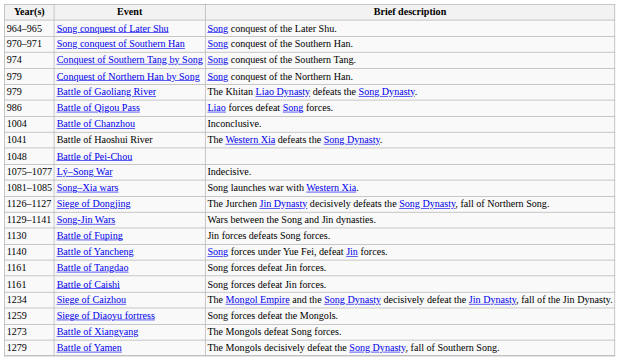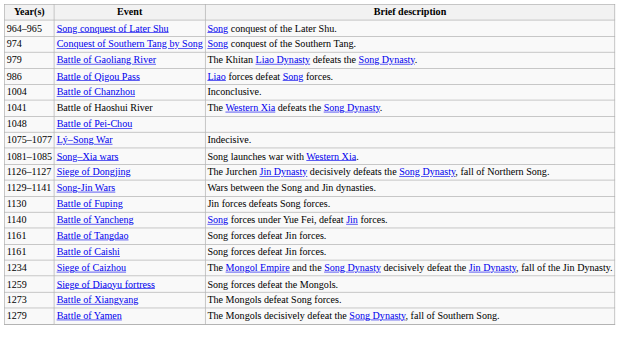- row: (121, 44)
- row: (128, 76)
